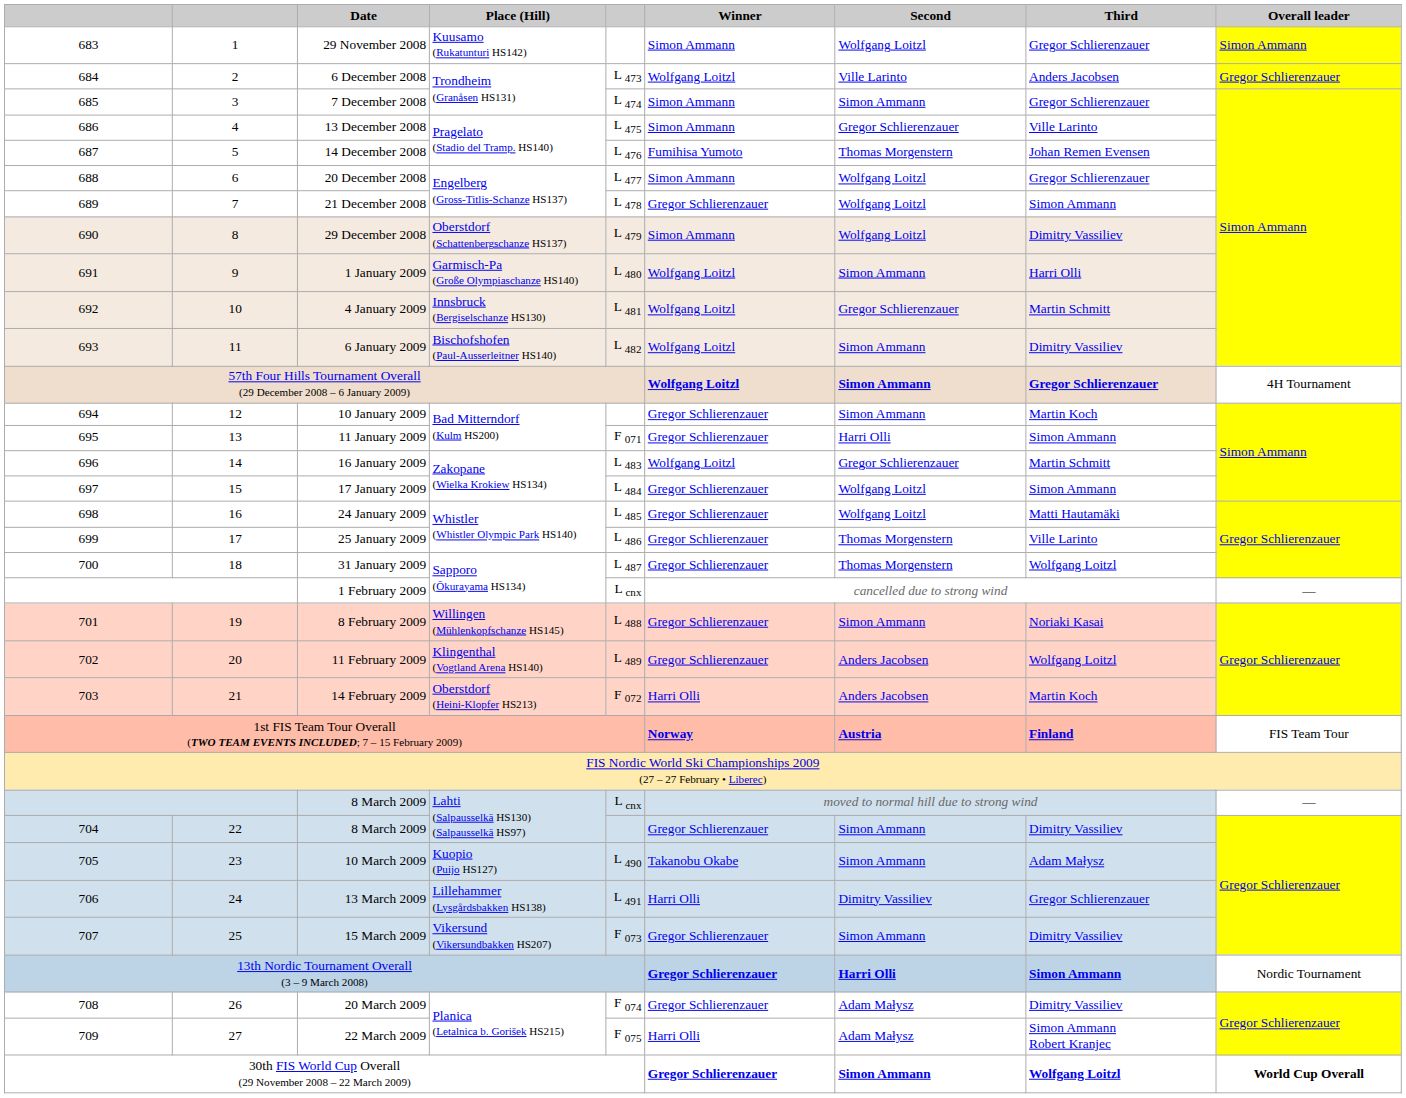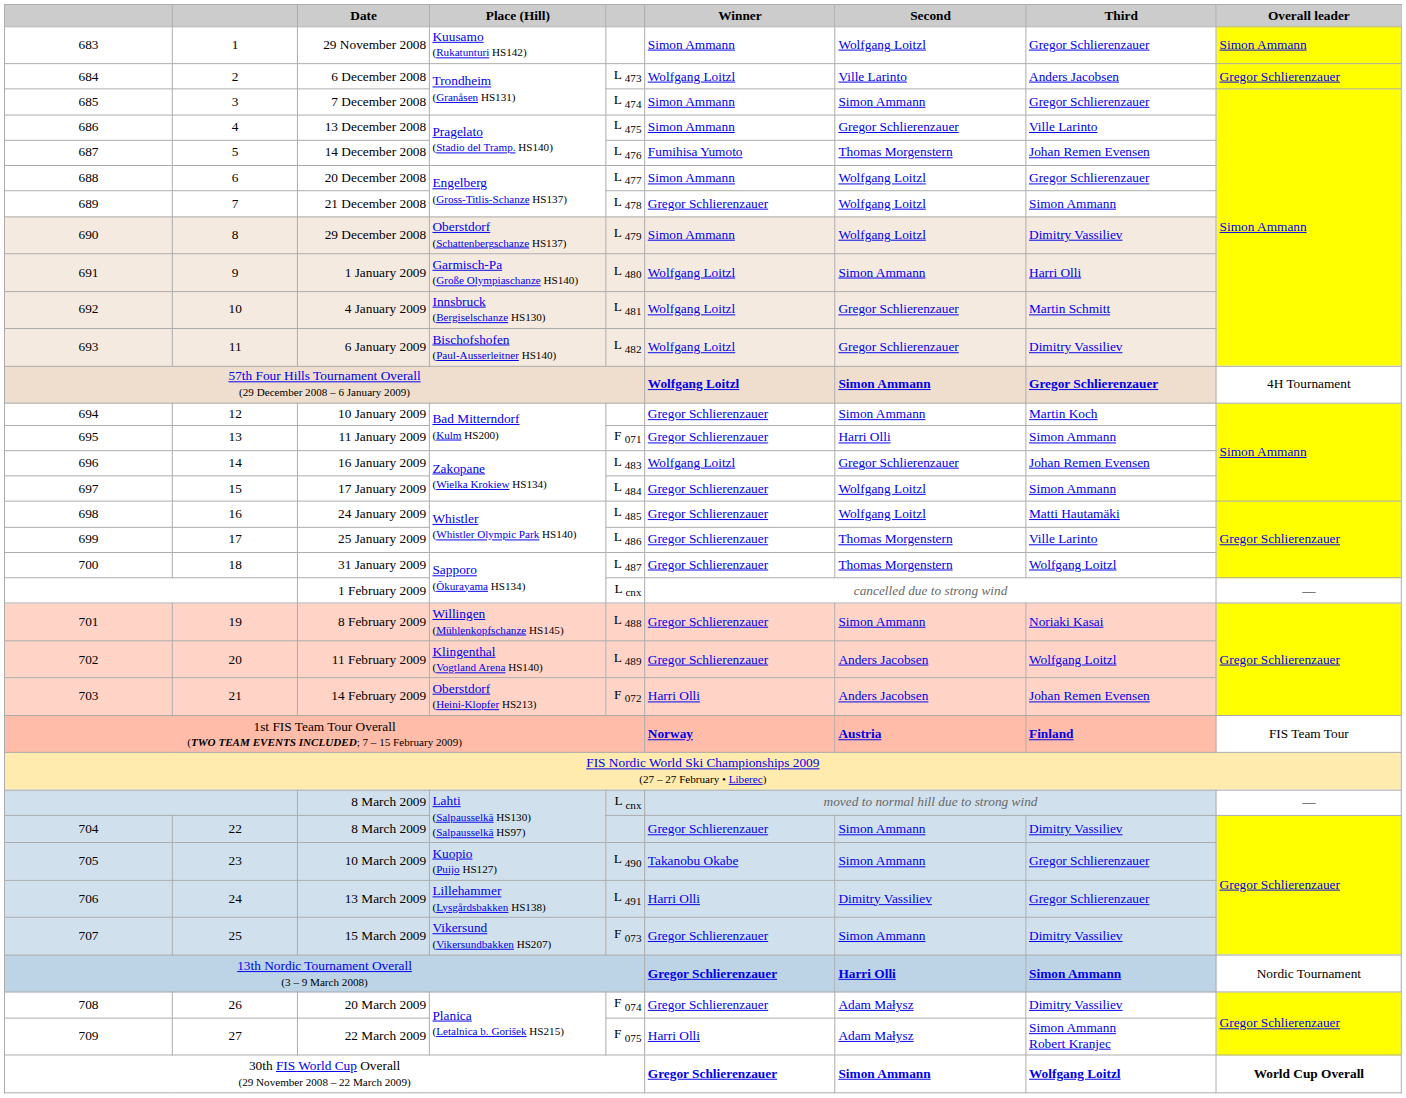(882, 346) Simon Ammann -> (899, 346) Gregor Schlierenzauer
(1070, 462) Martin Schmitt -> (1089, 462) Johan Remen Evensen
(1063, 696) Martin Koch -> (1089, 696) Johan Remen Evensen
(1067, 861) Adam Małysz -> (1089, 861) Gregor Schlierenzauer
